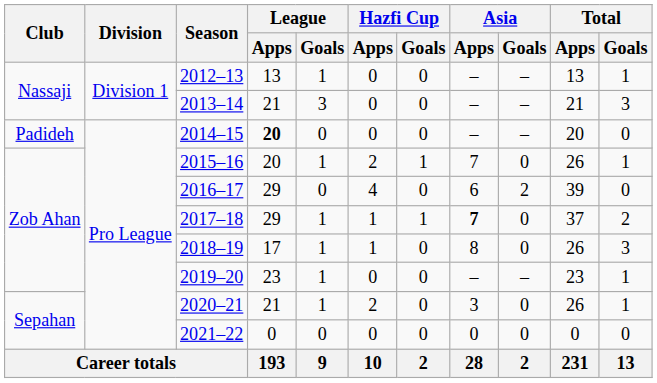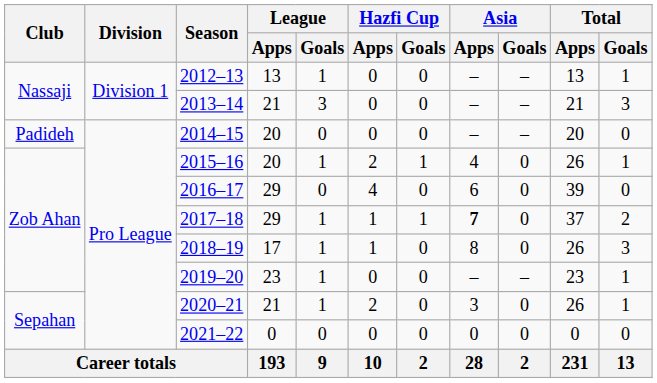(272, 133) bold -> (272, 133) normal
(474, 162) 7 -> (474, 162) 4
(524, 190) 2 -> (524, 190) 0
